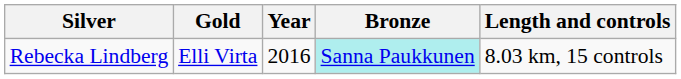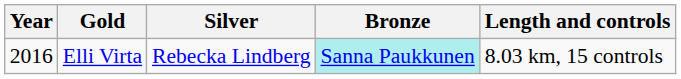columns swapped: (289, 21) <-> (89, 21)
